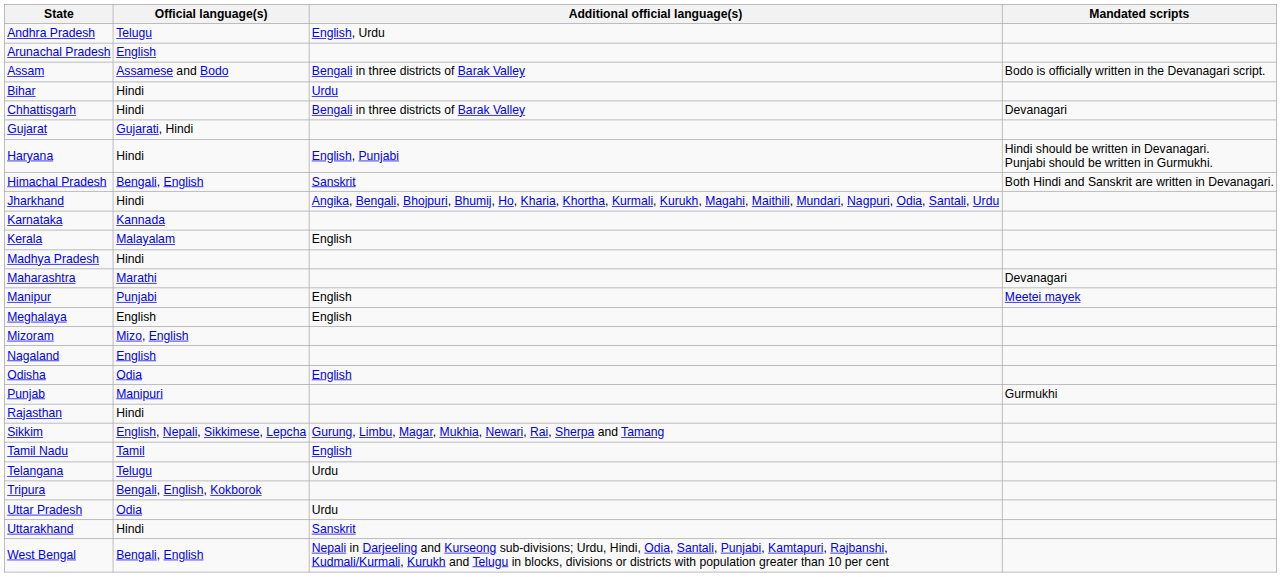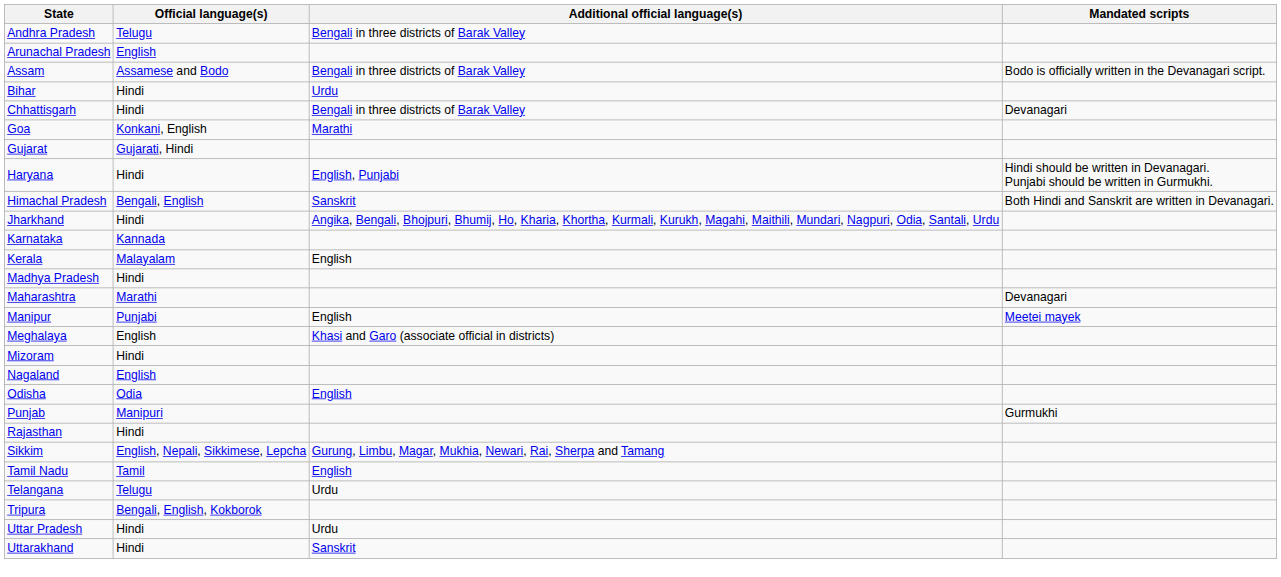(348, 33) English, Urdu -> (418, 33) Bengali in three districts of Barak Valley
+ row: (19, 129)
(332, 317) English -> (433, 336) Khasi and Garo (associate official in districts)
(152, 336) Mizo, English -> (130, 355) Hindi
(129, 509) Odia -> (130, 529) Hindi
- row: (42, 555)
